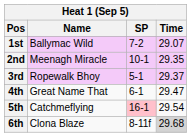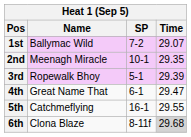(171, 76) 29.37 -> (171, 76) 29.39
(139, 108) pink background -> (139, 108) no background
(171, 108) 29.54 -> (171, 108) 29.55
